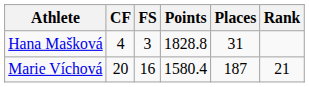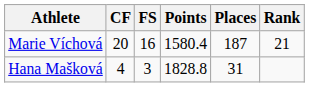rows swapped: (55, 69) <-> (55, 43)
